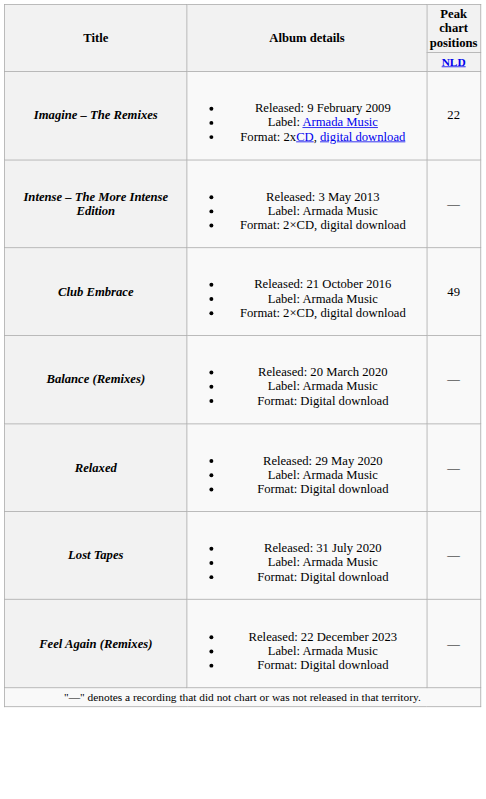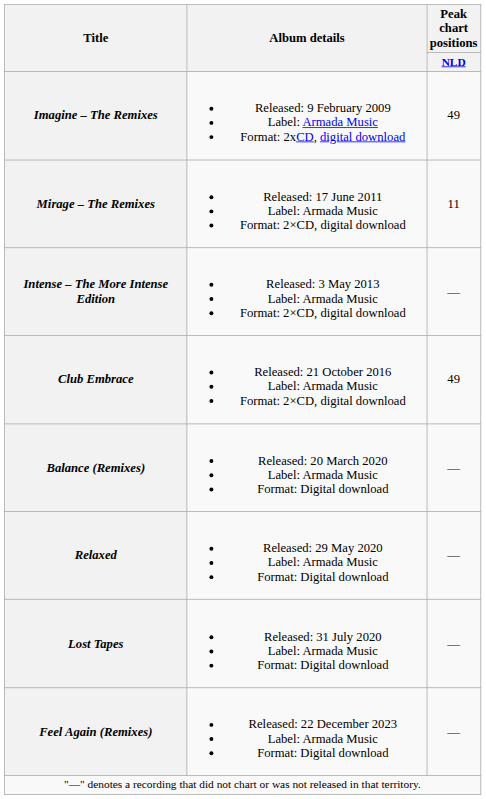(454, 115) 22 -> (454, 115) 49
+ row: (96, 203)
